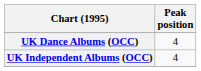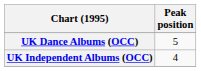(175, 41) 4 -> (175, 41) 5
